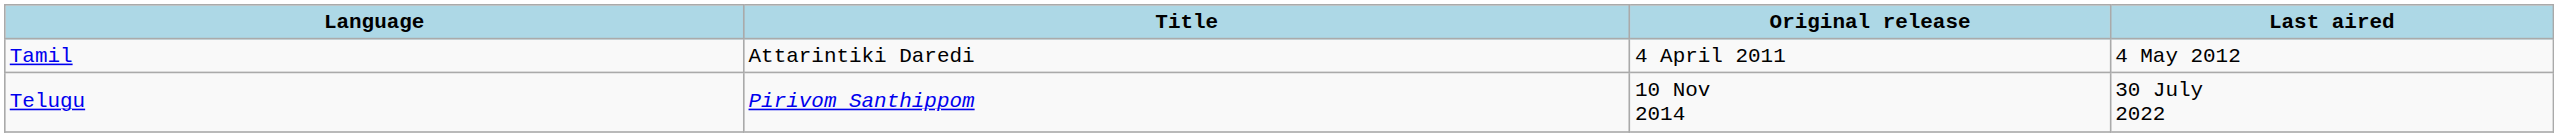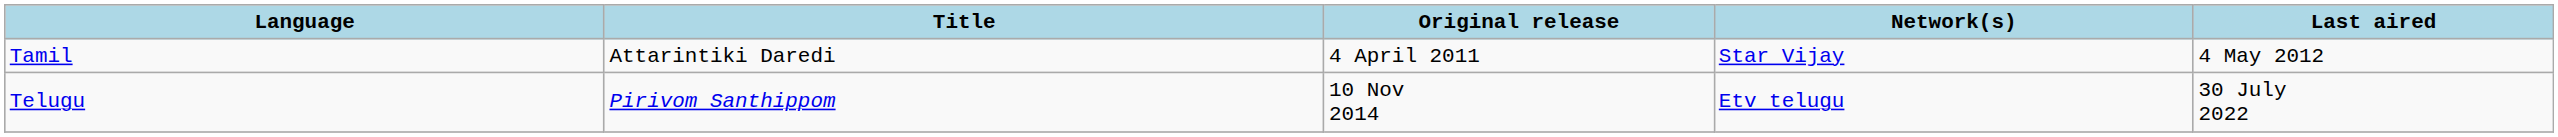+ column: (1954, 22)
